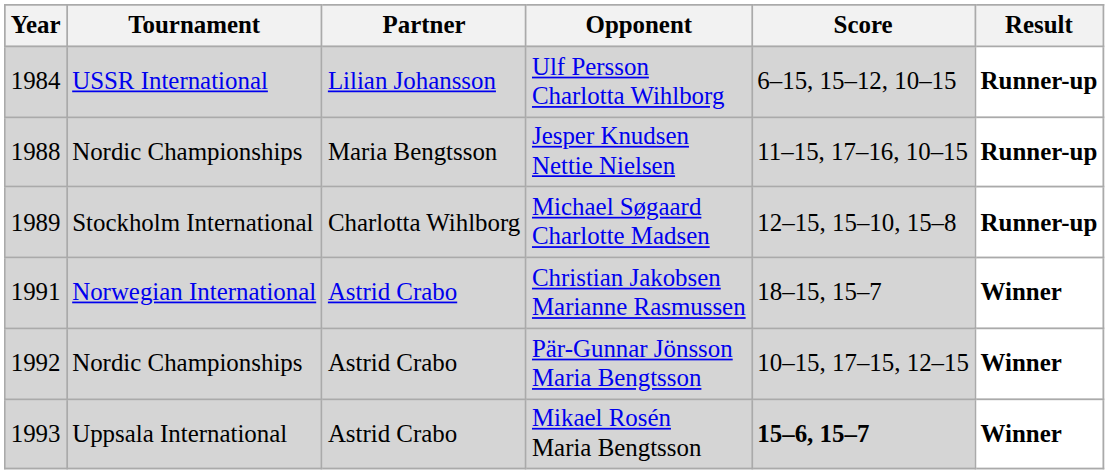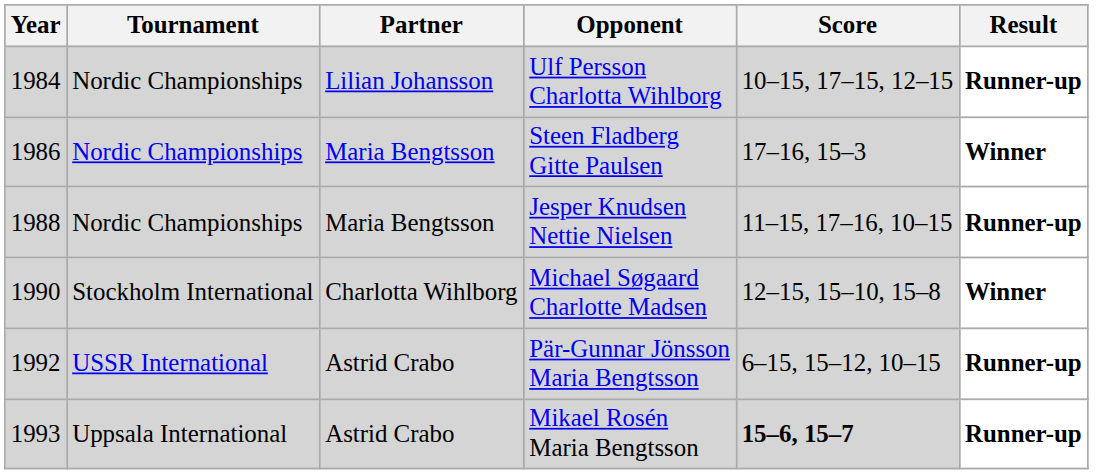(170, 81) USSR International -> (187, 81) Nordic Championships
(857, 81) 6–15, 15–12, 10–15 -> (847, 81) 10–15, 17–15, 12–15
+ row: (604, 151)
(36, 222) 1989 -> (36, 292) 1990
(1039, 222) Runner-up -> (1006, 292) Winner
- row: (639, 292)
(187, 363) Nordic Championships -> (170, 363) USSR International
(863, 363) 10–15, 17–15, 12–15 -> (841, 363) 6–15, 15–12, 10–15
(1021, 363) Winner -> (1023, 363) Runner-up
(1021, 433) Winner -> (1023, 433) Runner-up
